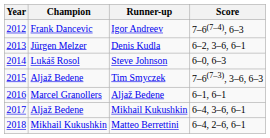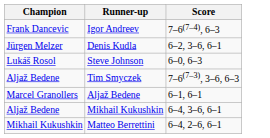- column: (16, 12)
